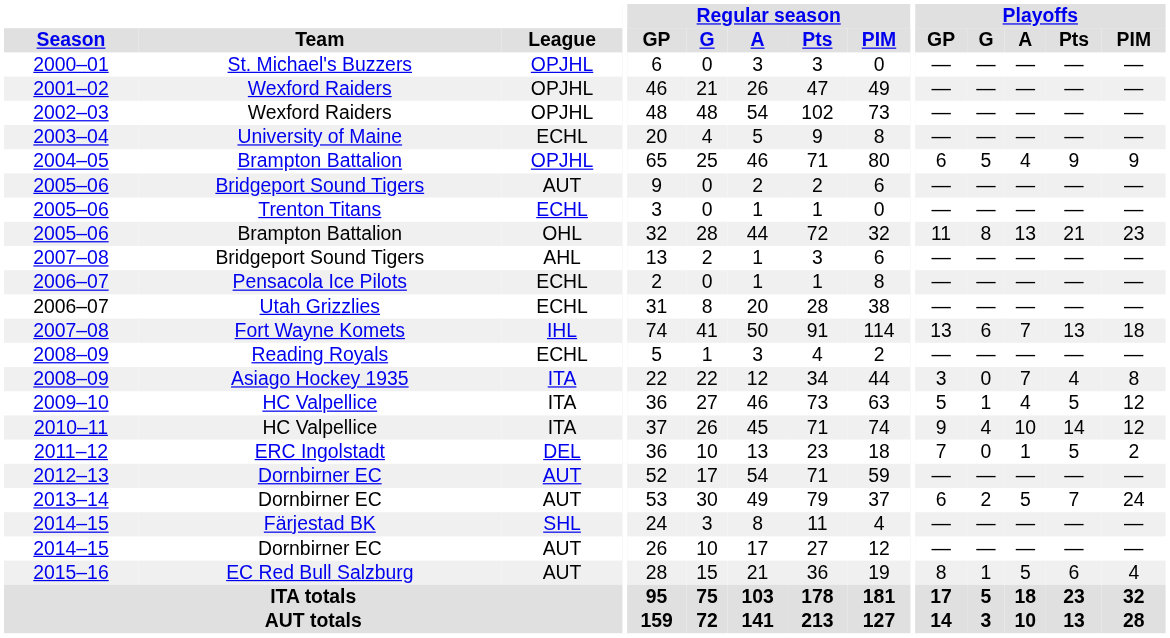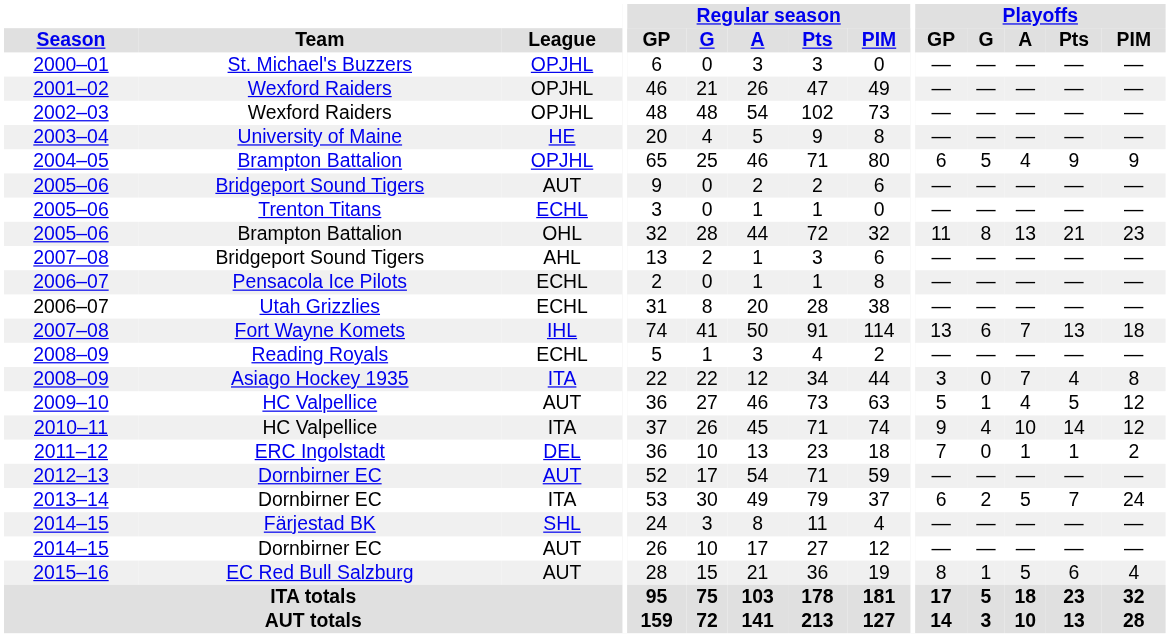(562, 136) ECHL -> (562, 136) HE
(562, 403) ITA -> (562, 403) AUT
(1074, 451) 5 -> (1074, 451) 1
(562, 499) AUT -> (562, 499) ITA
